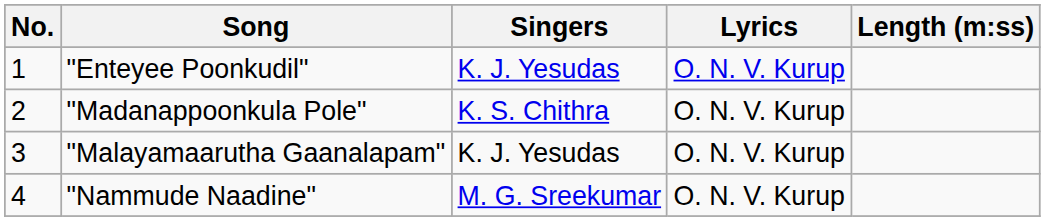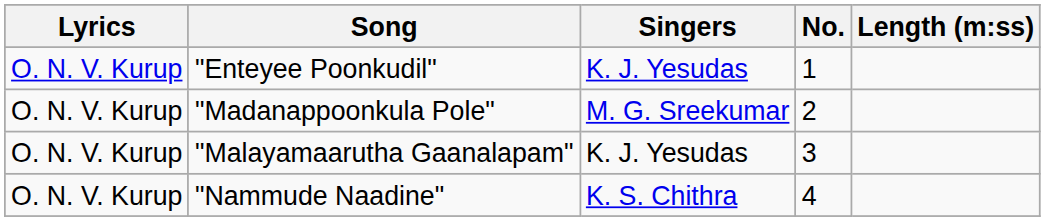columns swapped: (33, 26) <-> (759, 26)
(533, 111) K. S. Chithra -> (688, 111) M. G. Sreekumar
(559, 196) M. G. Sreekumar -> (662, 196) K. S. Chithra
